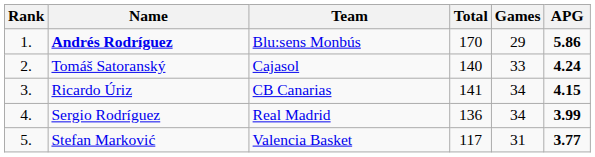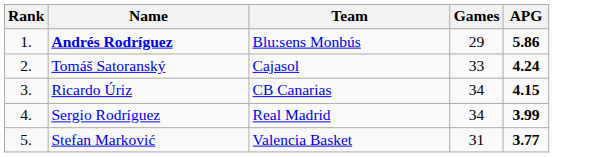- column: (471, 16)
